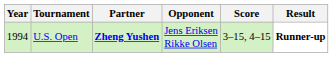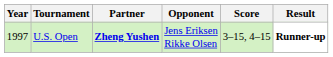(18, 37) 1994 -> (18, 37) 1997
